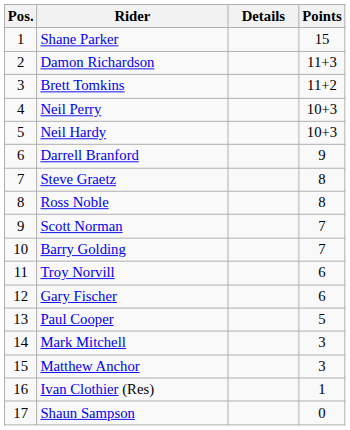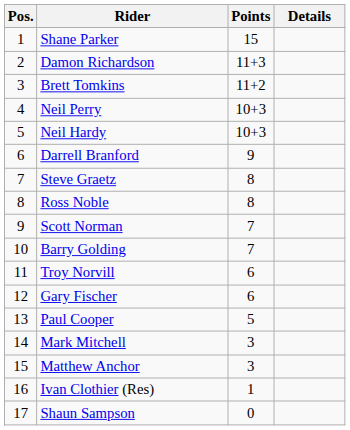columns swapped: (322, 16) <-> (263, 16)
